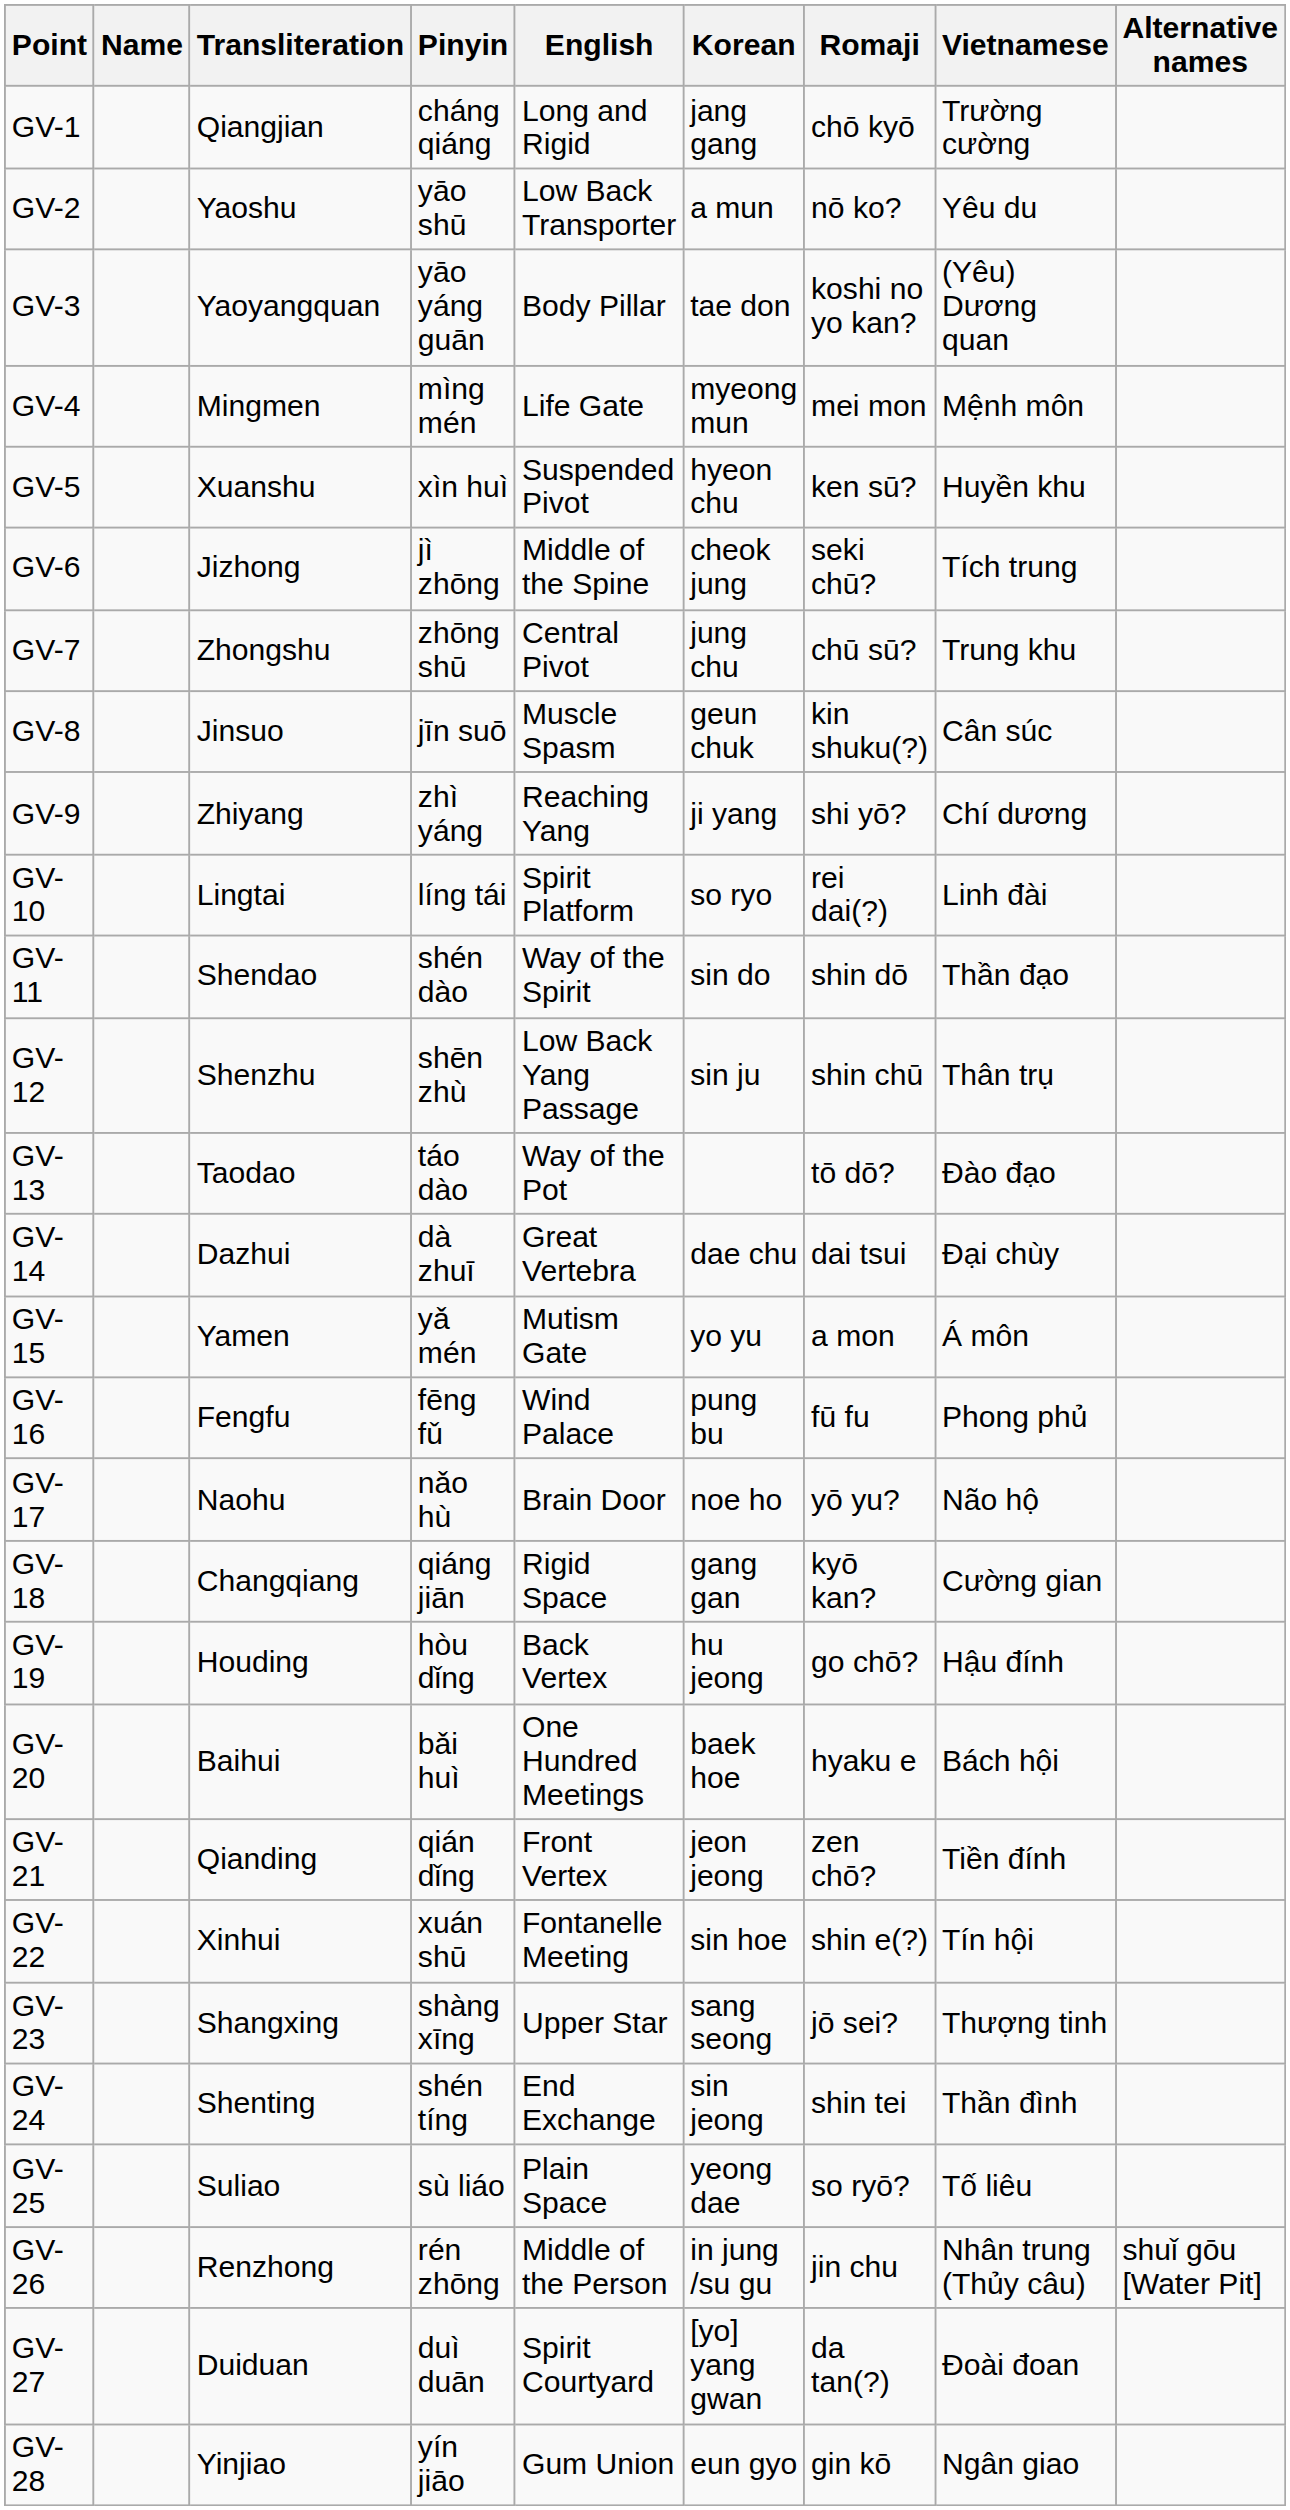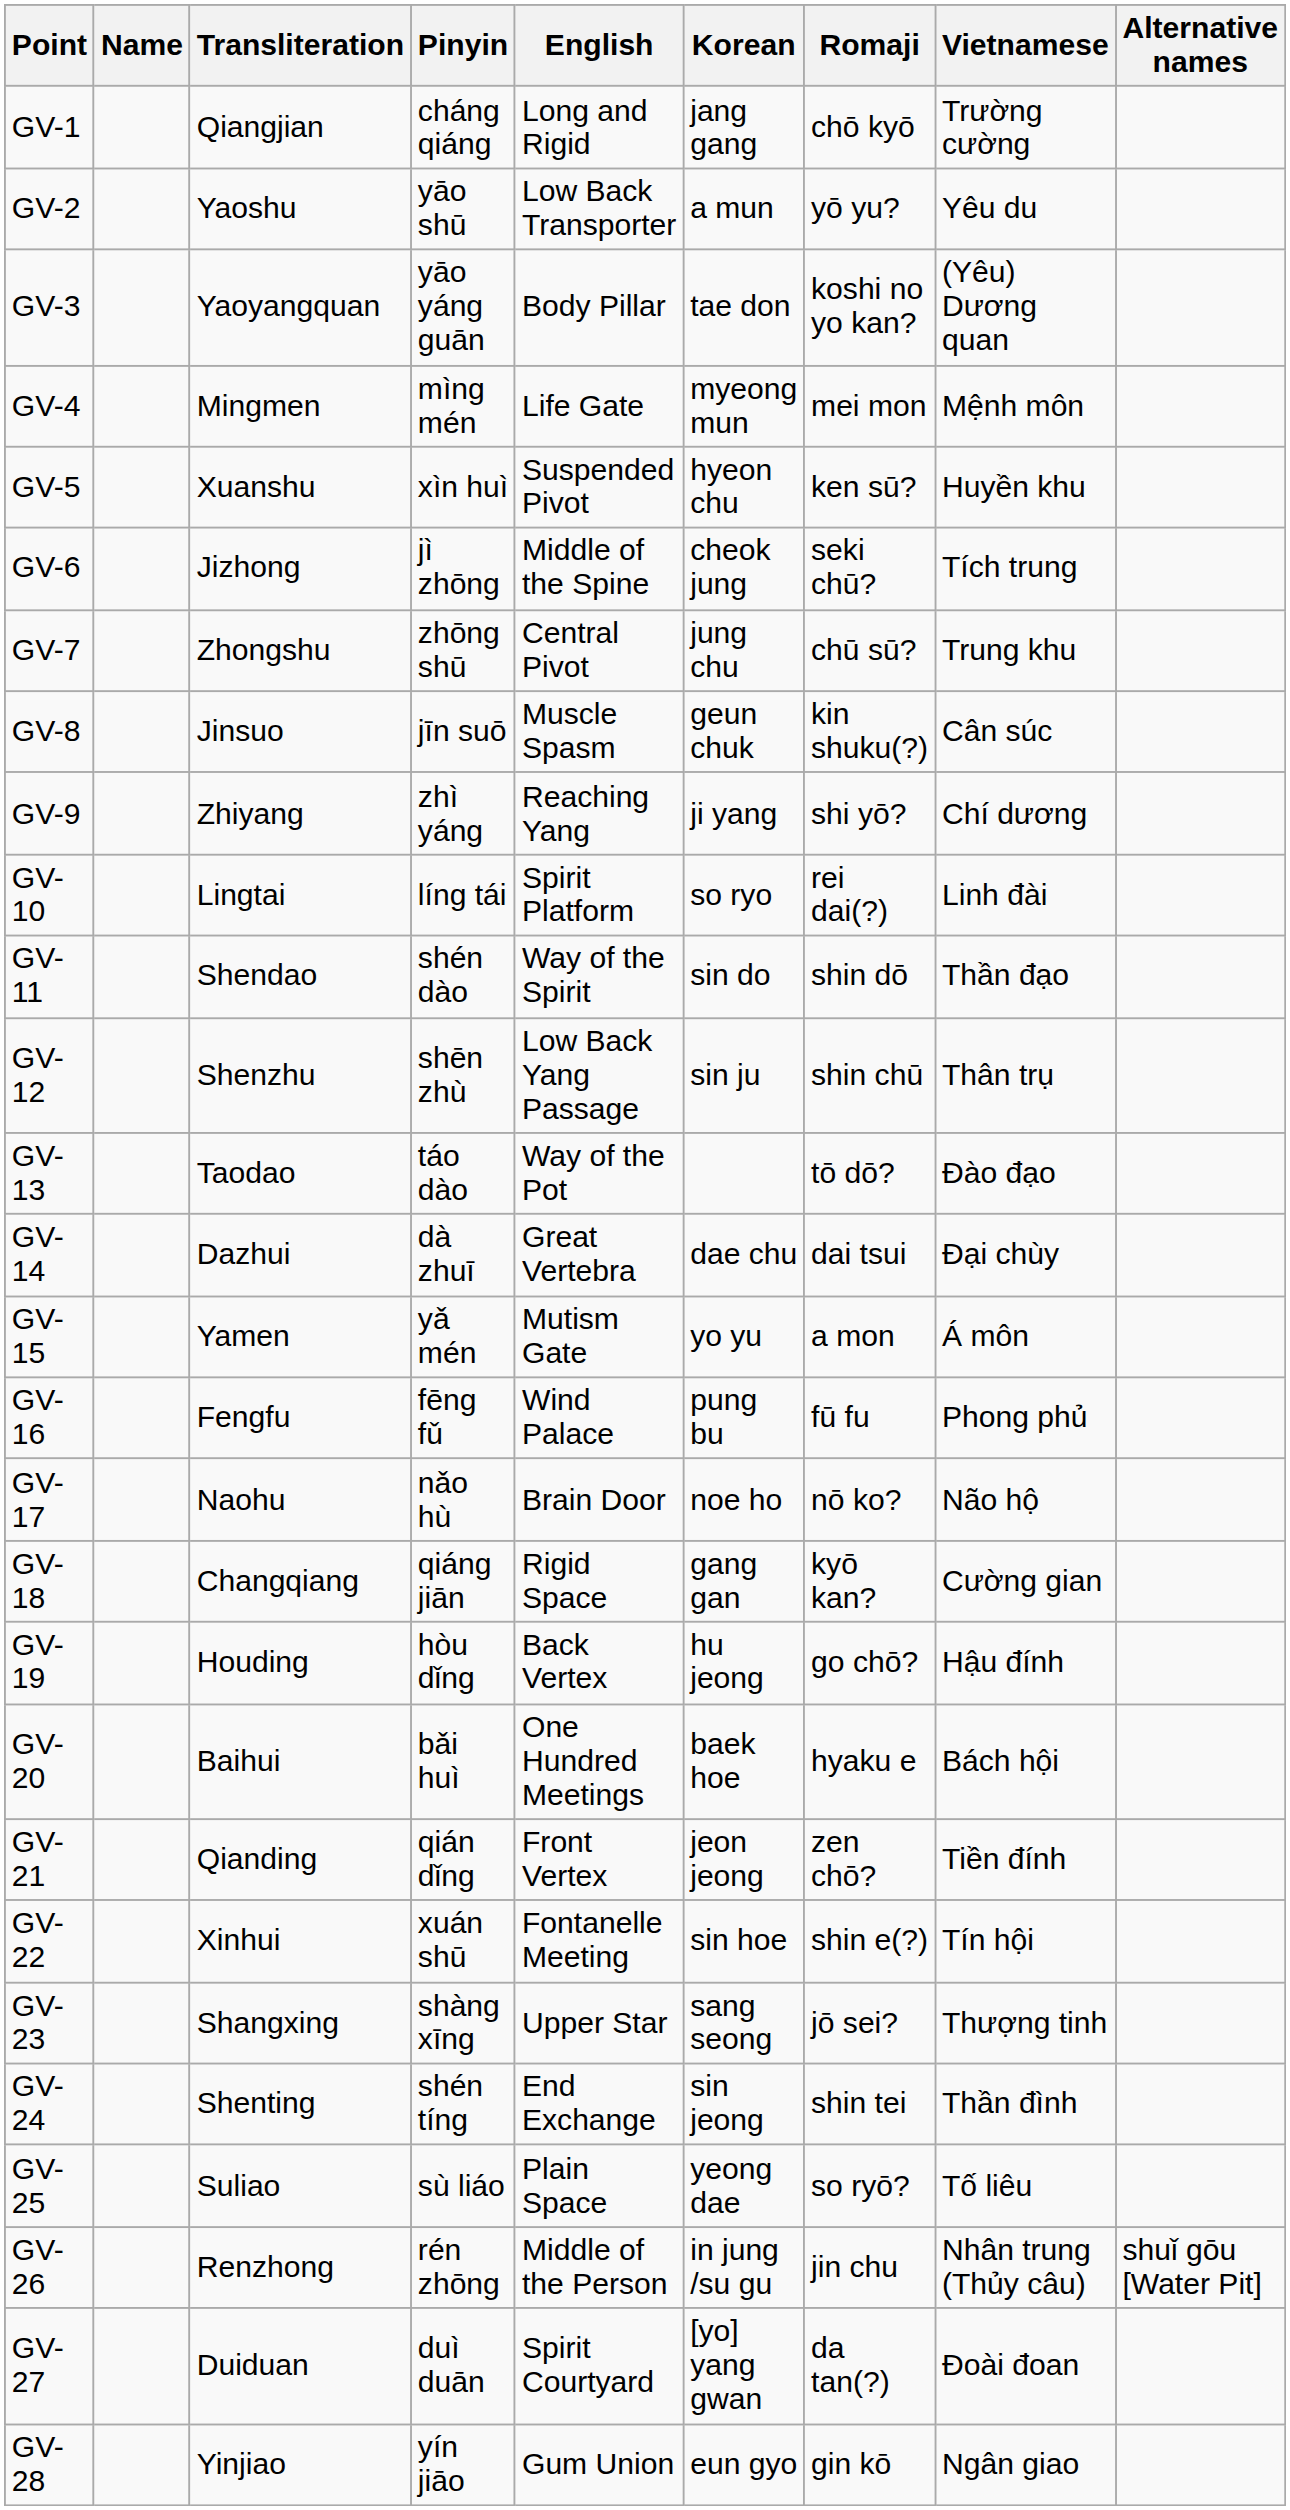(856, 208) nō ko? -> (855, 208) yō yu?
(855, 1499) yō yu? -> (856, 1499) nō ko?
